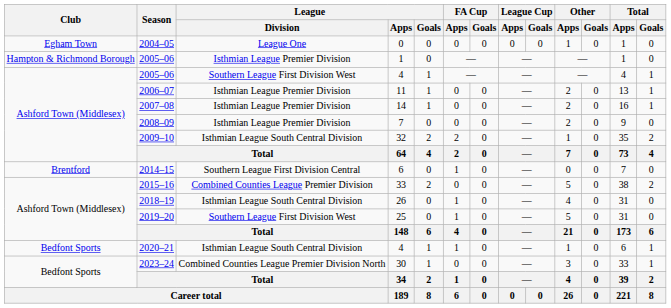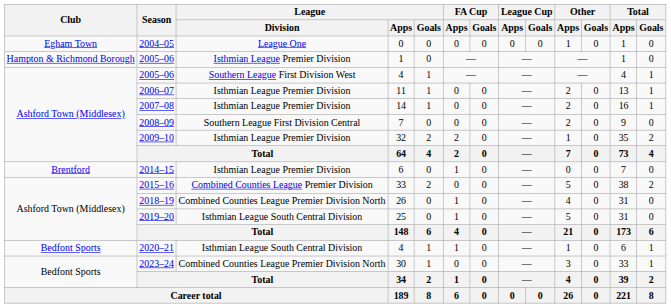(282, 122) Isthmian League Premier Division -> (282, 122) Southern League First Division Central
(282, 138) Isthmian League South Central Division -> (282, 138) Isthmian League Premier Division
(282, 169) Southern League First Division Central -> (282, 169) Isthmian League Premier Division
(282, 201) Isthmian League South Central Division -> (282, 201) Combined Counties League Premier Division North
(282, 216) Southern League First Division West -> (282, 216) Isthmian League South Central Division
